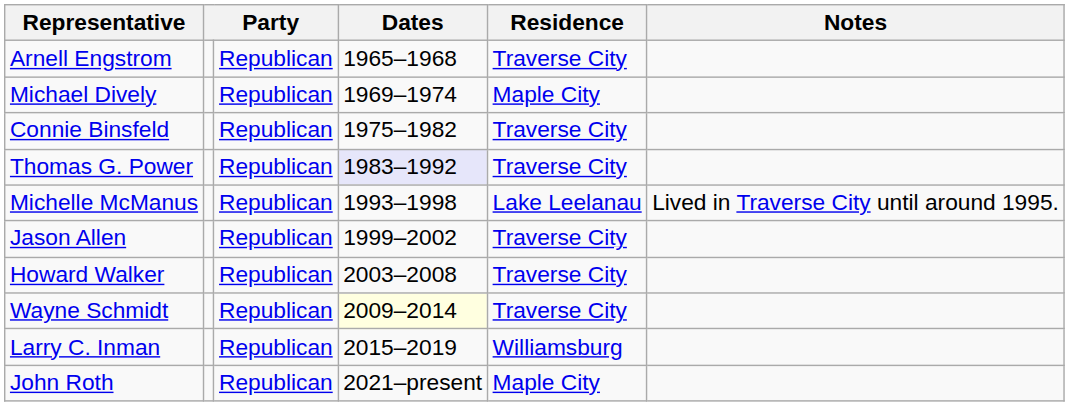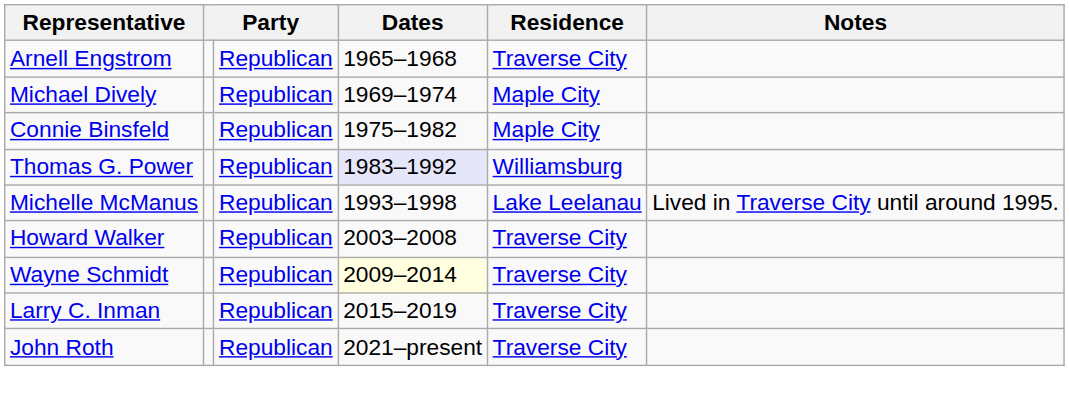(560, 130) Traverse City -> (546, 130) Maple City
(560, 166) Traverse City -> (558, 166) Williamsburg
- row: (68, 238)
(558, 346) Williamsburg -> (560, 310) Traverse City
(546, 382) Maple City -> (560, 346) Traverse City
